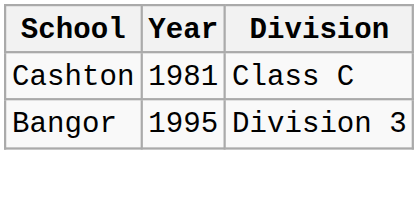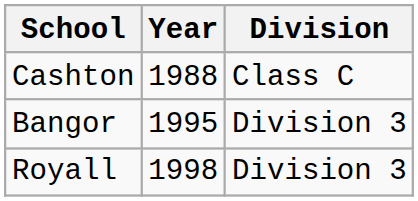(183, 76) 1981 -> (183, 76) 1988
+ row: (64, 171)
